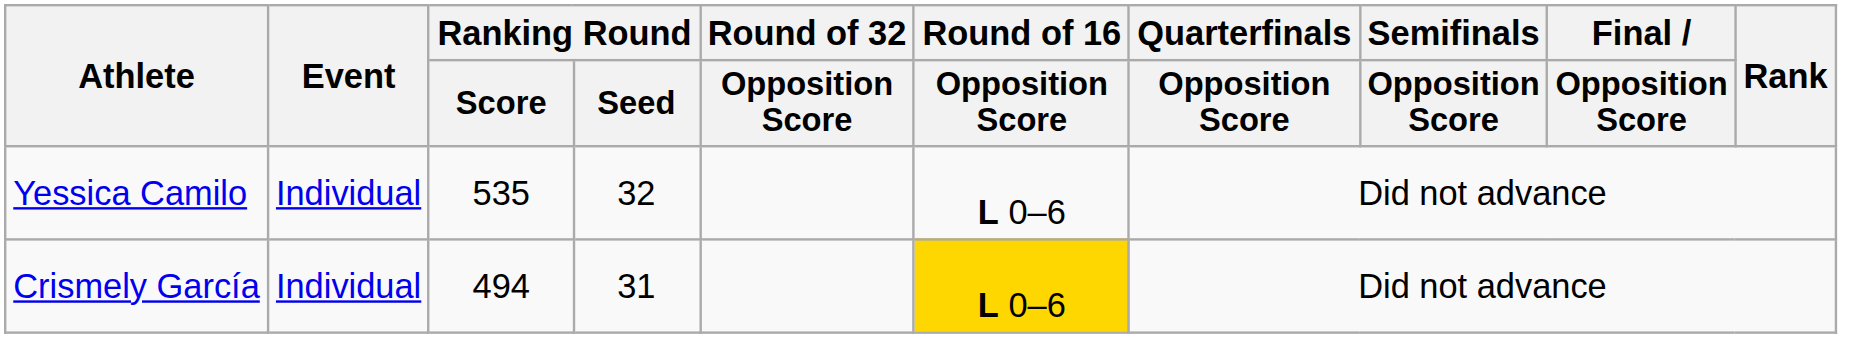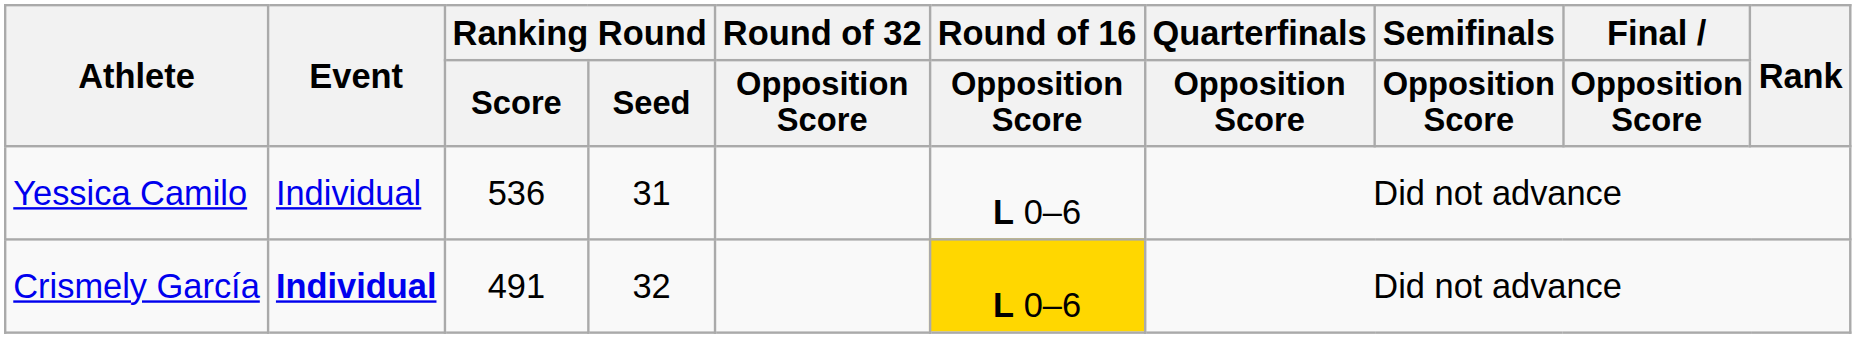(501, 193) 535 -> (516, 193) 536
(636, 193) 32 -> (652, 193) 31
(349, 286) normal -> (356, 286) bold
(501, 286) 494 -> (516, 286) 491
(636, 286) 31 -> (652, 286) 32
